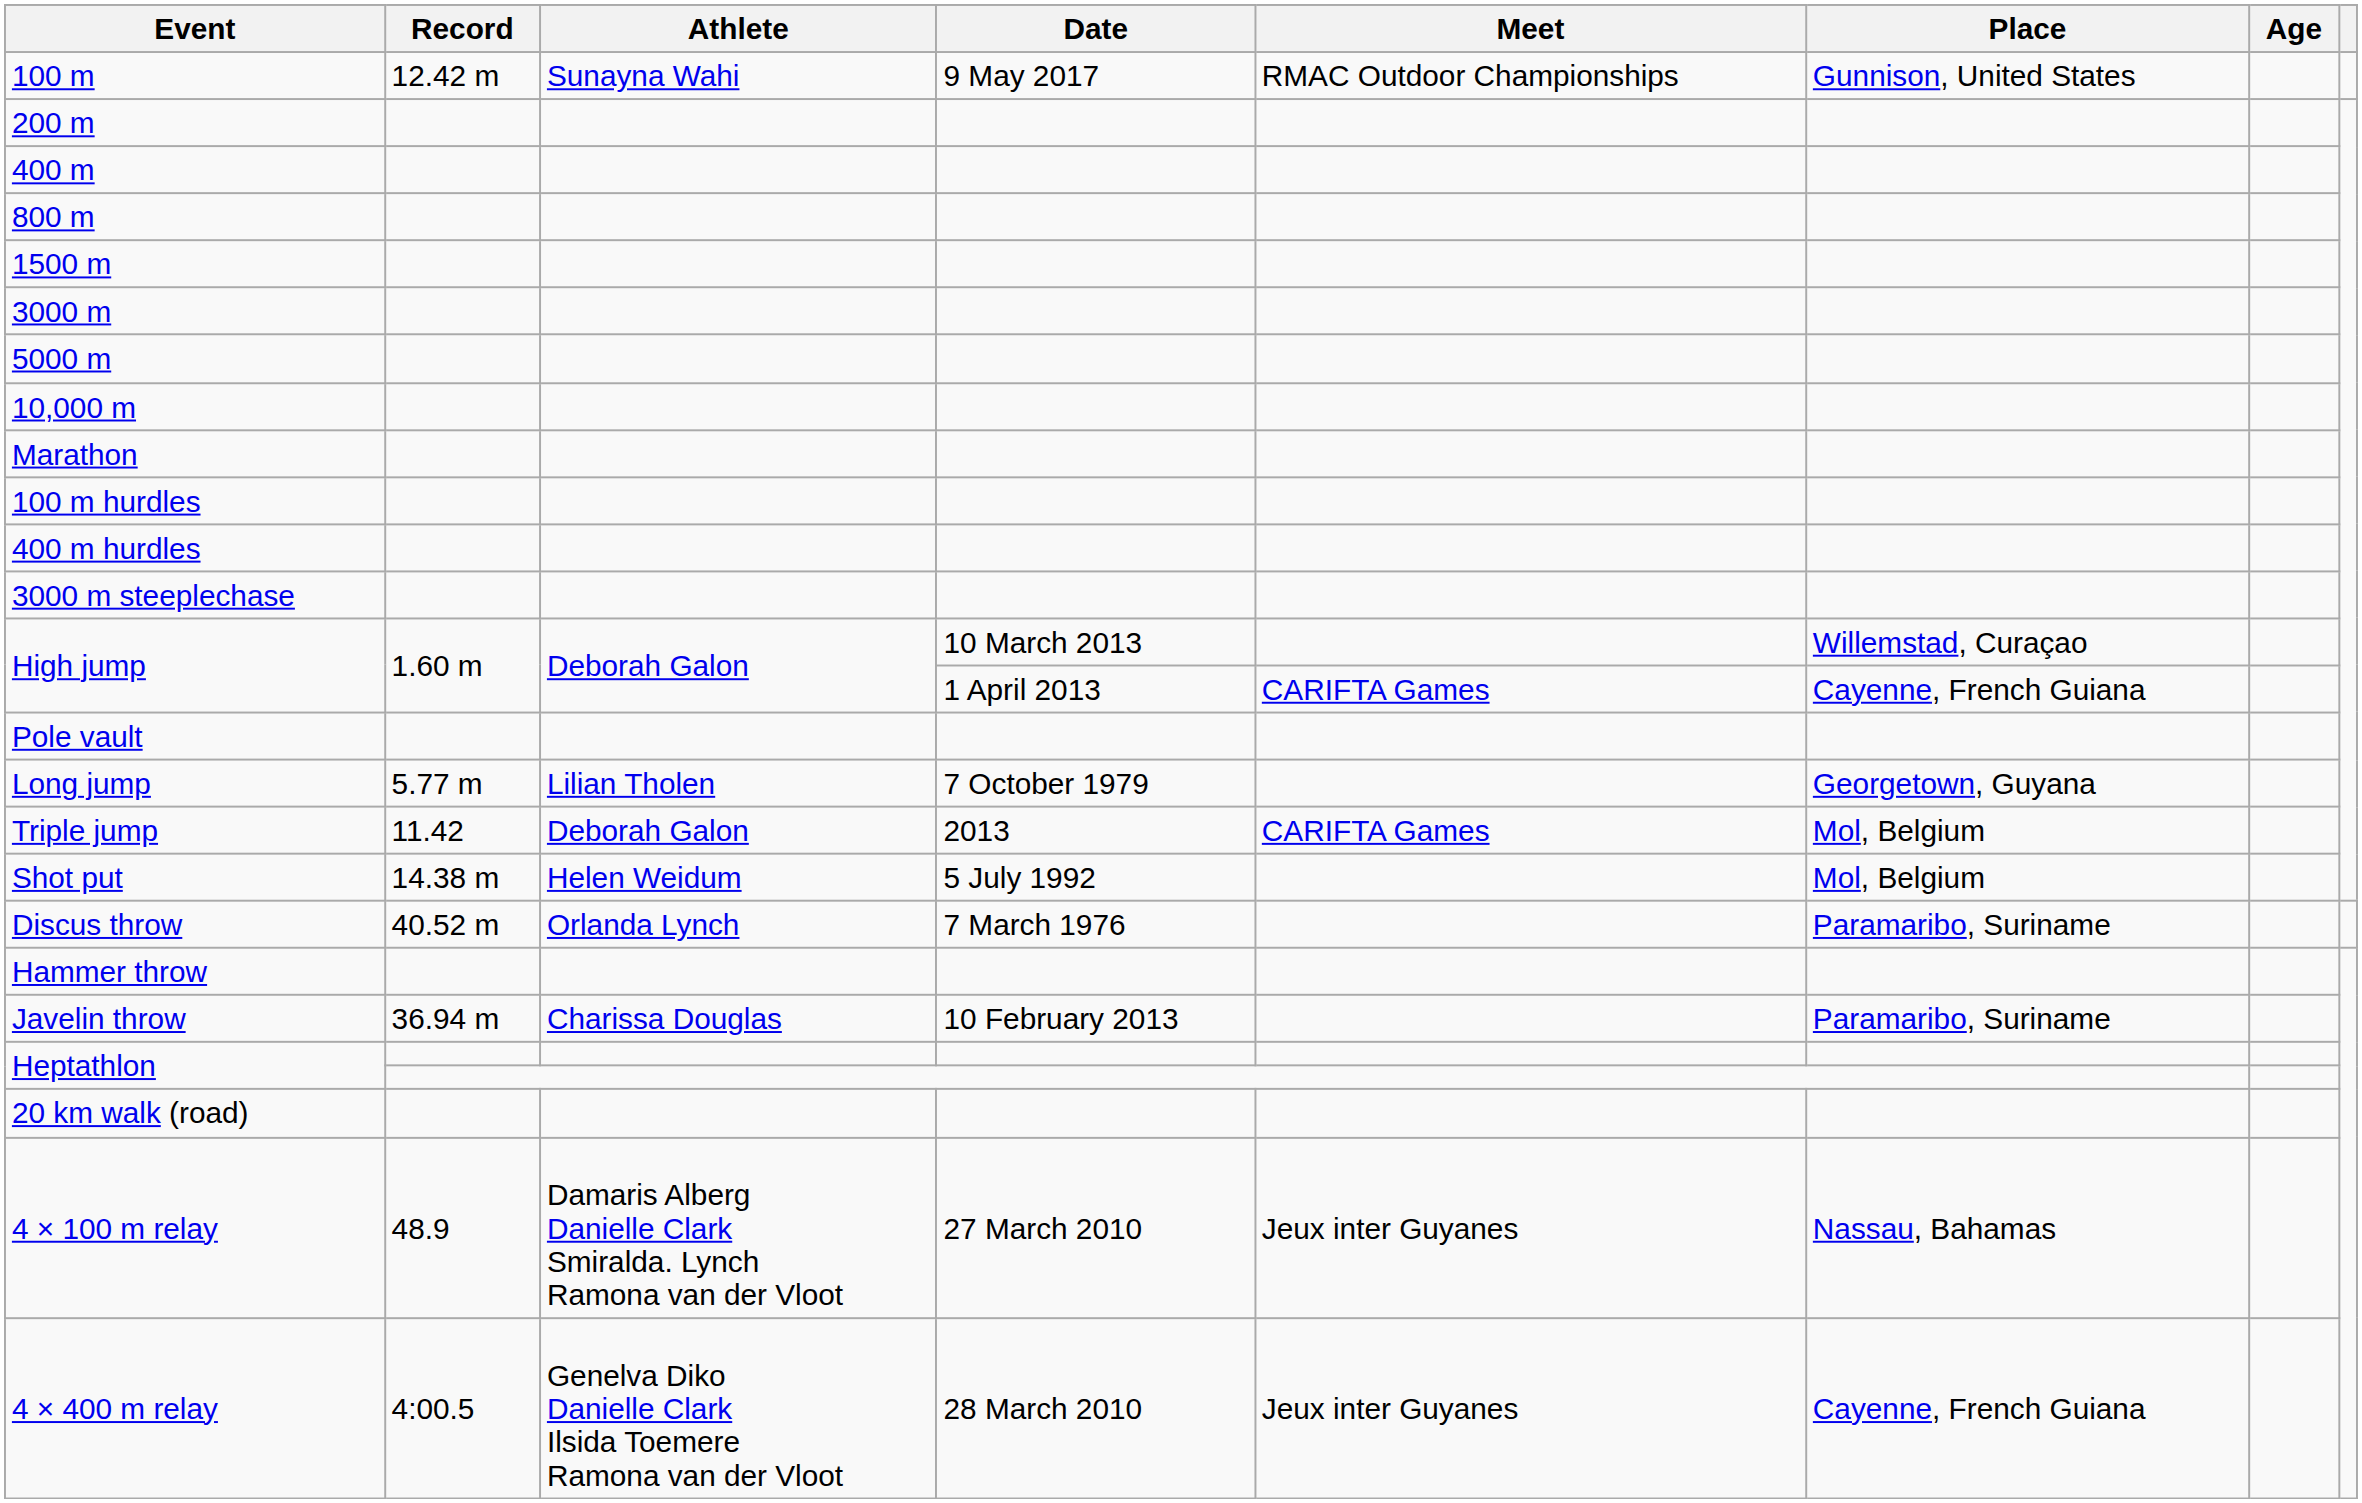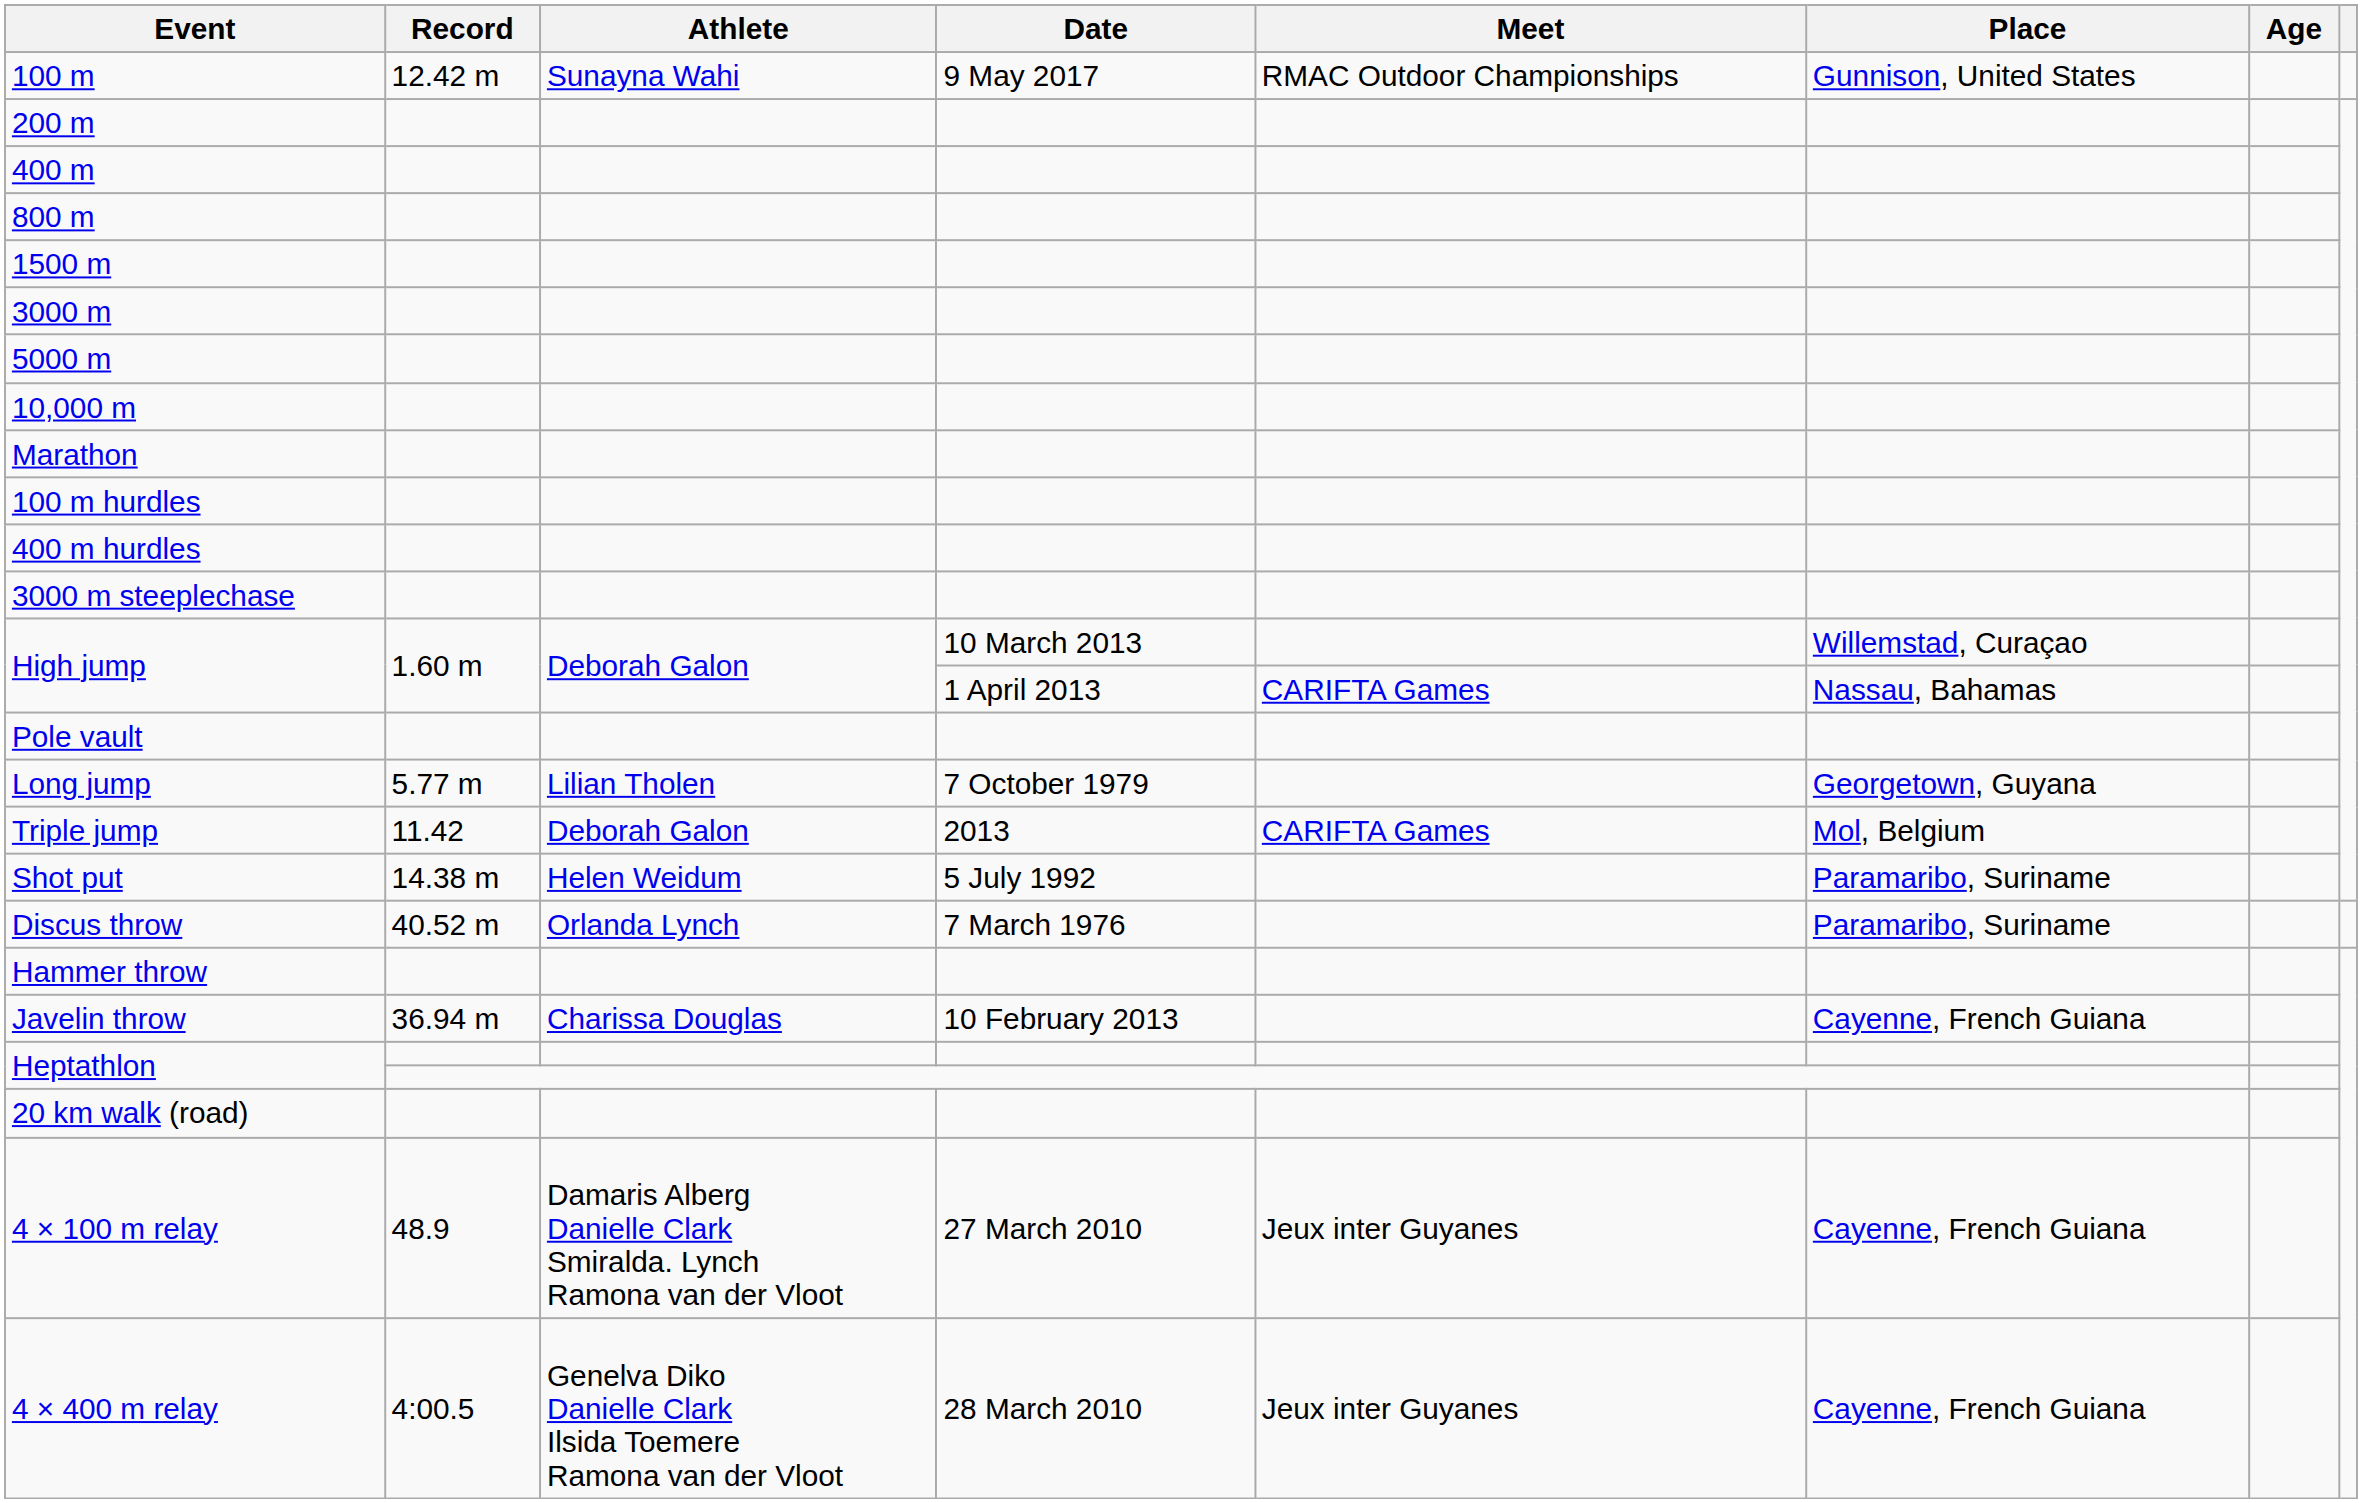(1979, 689) Cayenne, French Guiana -> (1934, 689) Nassau, Bahamas
(1899, 878) Mol, Belgium -> (1962, 878) Paramaribo, Suriname
(1962, 1019) Paramaribo, Suriname -> (1979, 1019) Cayenne, French Guiana
(1934, 1227) Nassau, Bahamas -> (1979, 1227) Cayenne, French Guiana
